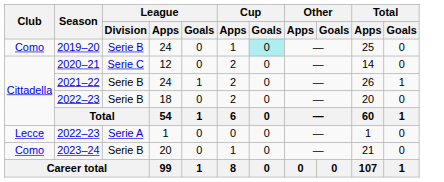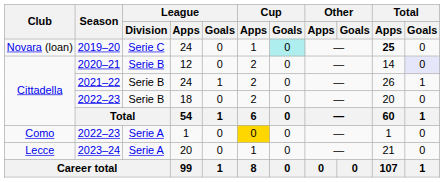(30, 47) Como -> (40, 47) Novara (loan)
(126, 47) Serie B -> (146, 47) Serie C
(368, 47) normal -> (388, 47) bold
(126, 64) Serie C -> (146, 64) Serie B
(402, 64) no background -> (422, 64) lavender background
(30, 133) Lecce -> (40, 133) Como
(233, 133) no background -> (254, 133) gold background
(30, 151) Como -> (40, 151) Lecce
(126, 151) Serie B -> (146, 151) Serie A
